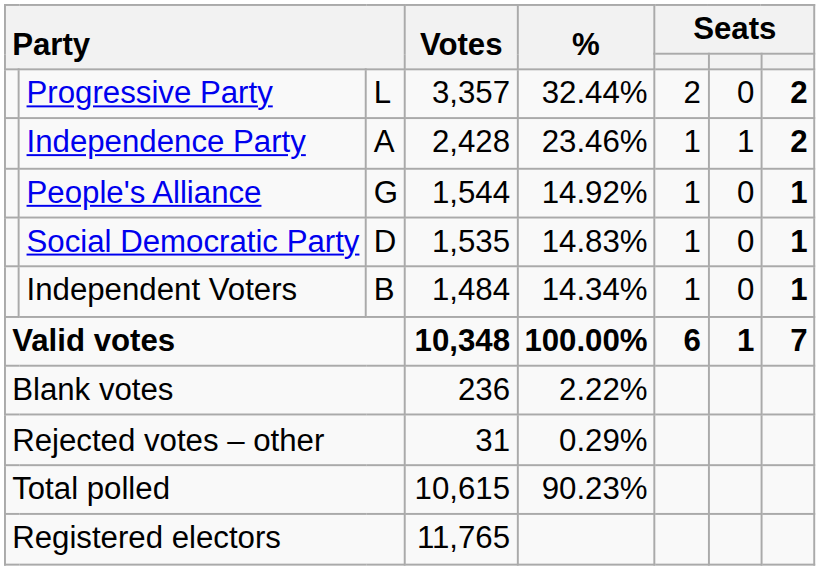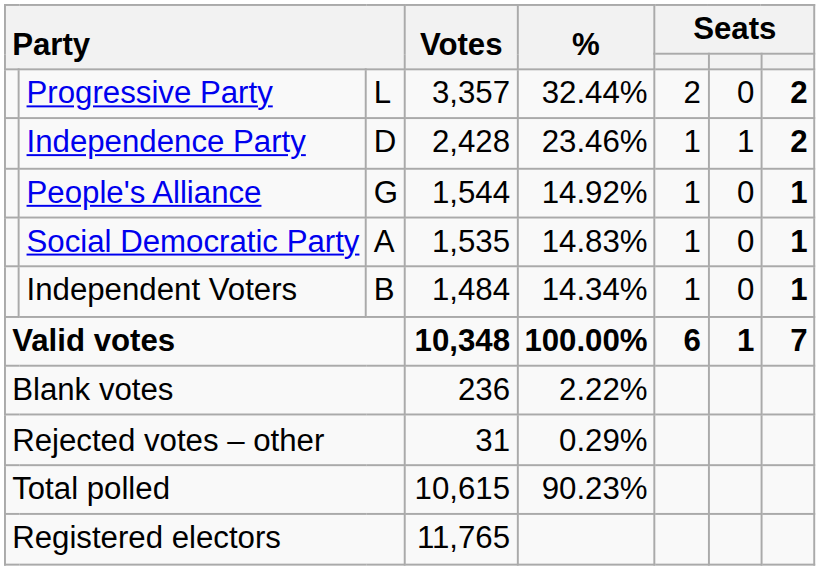(384, 142) A -> (385, 142) D
(385, 241) D -> (384, 241) A
